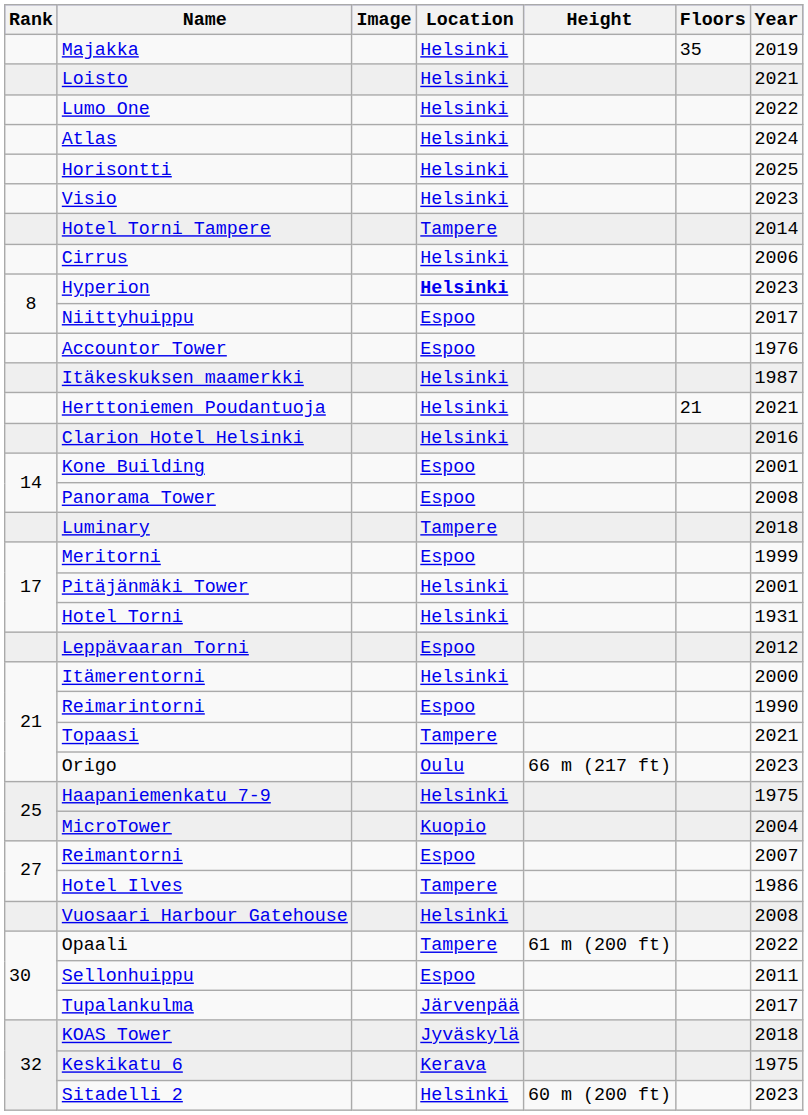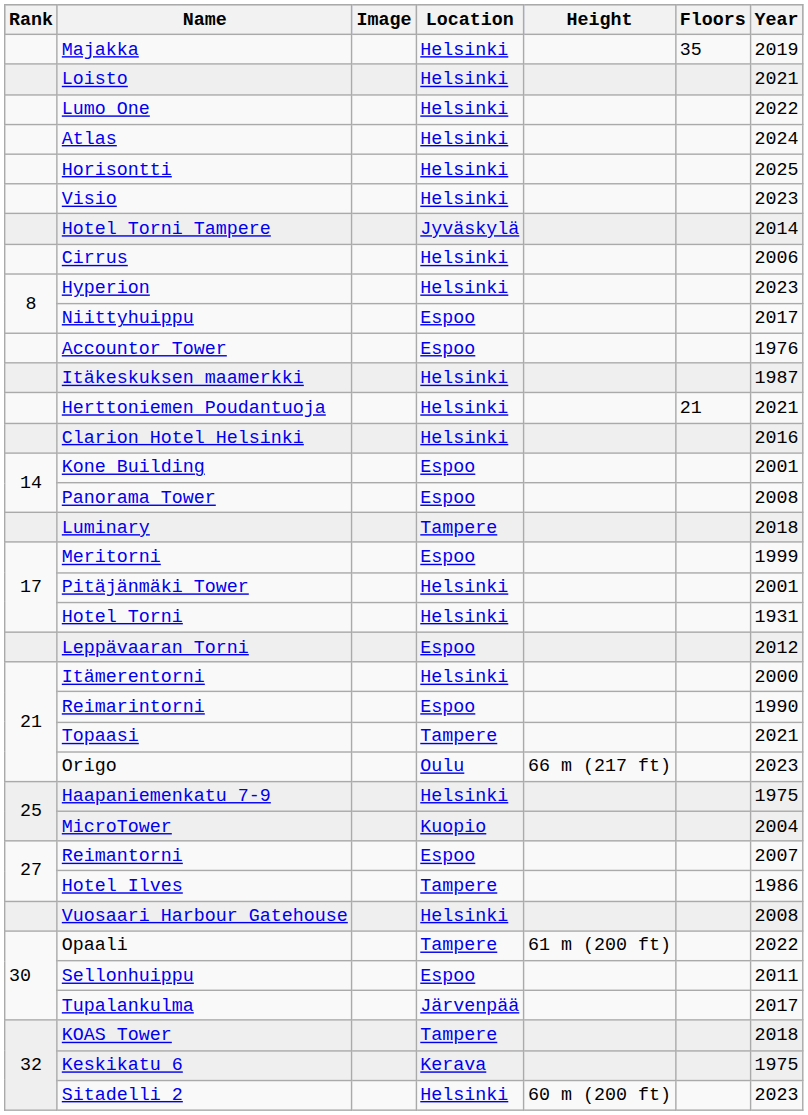(459, 229) Tampere -> (470, 229) Jyväskylä
(464, 289) bold -> (464, 289) normal
(470, 1035) Jyväskylä -> (459, 1035) Tampere
